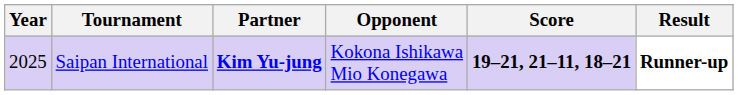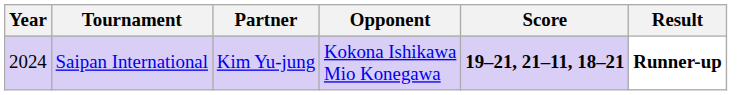(28, 62) 2025 -> (28, 62) 2024
(269, 62) bold -> (266, 62) normal
